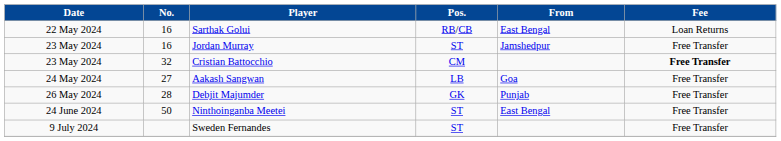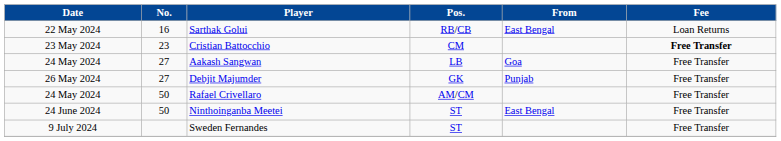- row: (223, 45)
(167, 62) 32 -> (164, 45) 23
(167, 95) 28 -> (164, 78) 27
+ row: (225, 95)
